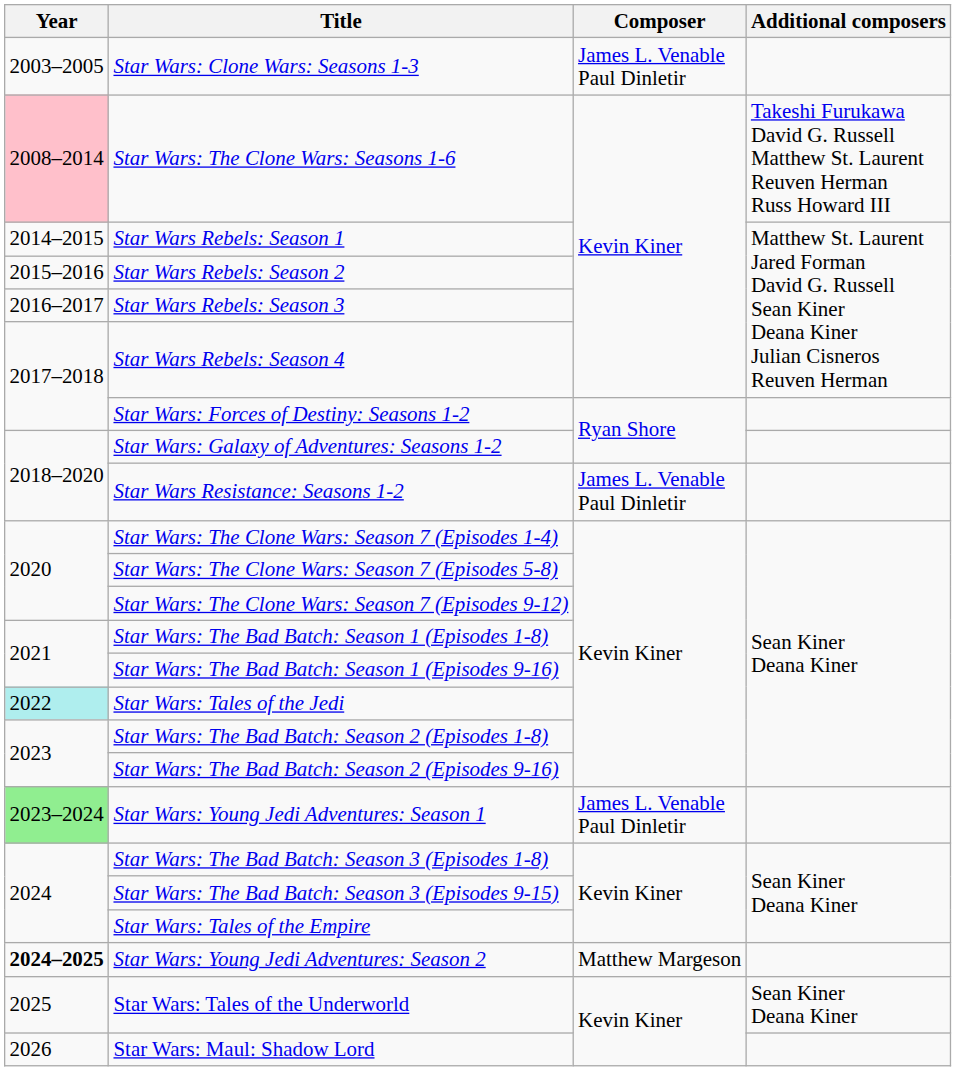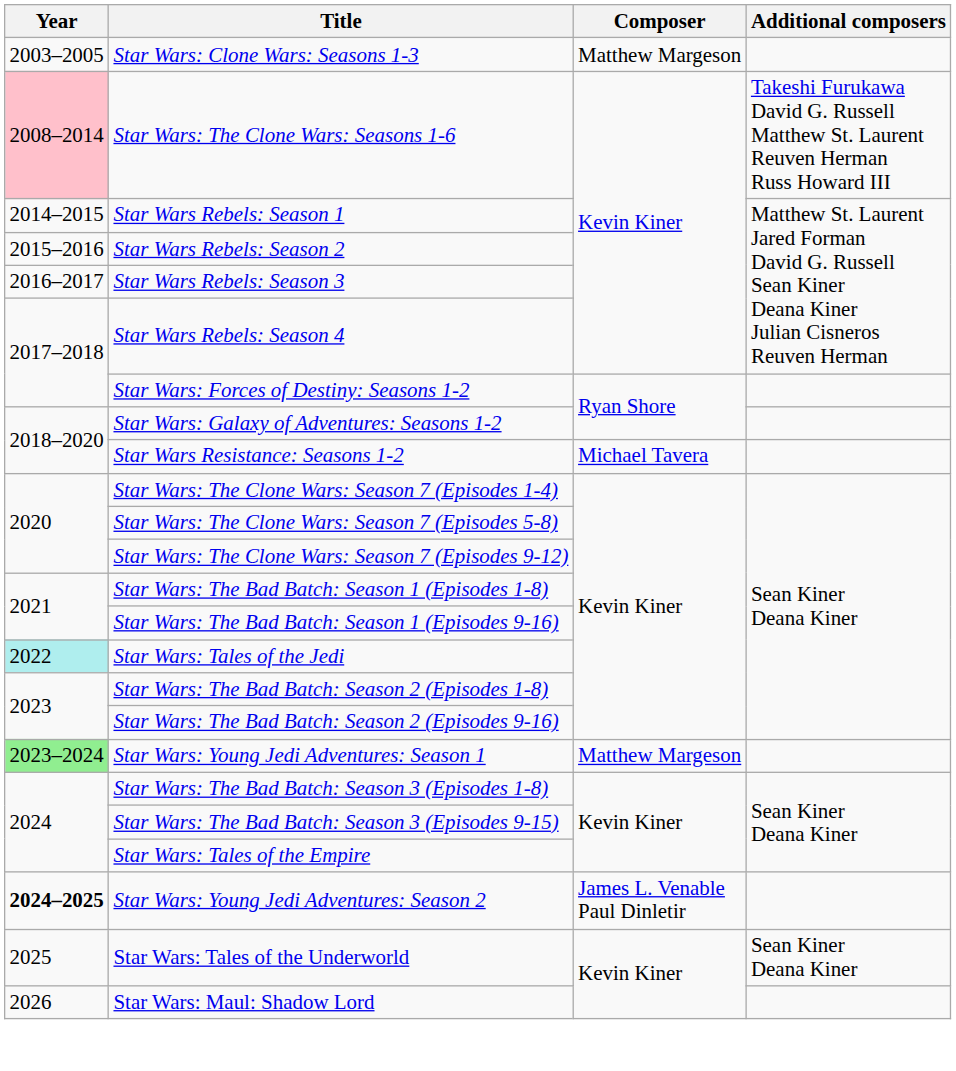(651, 66) James L. Venable Paul Dinletir -> (660, 54) Matthew Margeson
(651, 491) James L. Venable Paul Dinletir -> (643, 456) Michael Tavera
(651, 814) James L. Venable Paul Dinletir -> (660, 755) Matthew Margeson
(660, 959) Matthew Margeson -> (651, 900) James L. Venable Paul Dinletir
